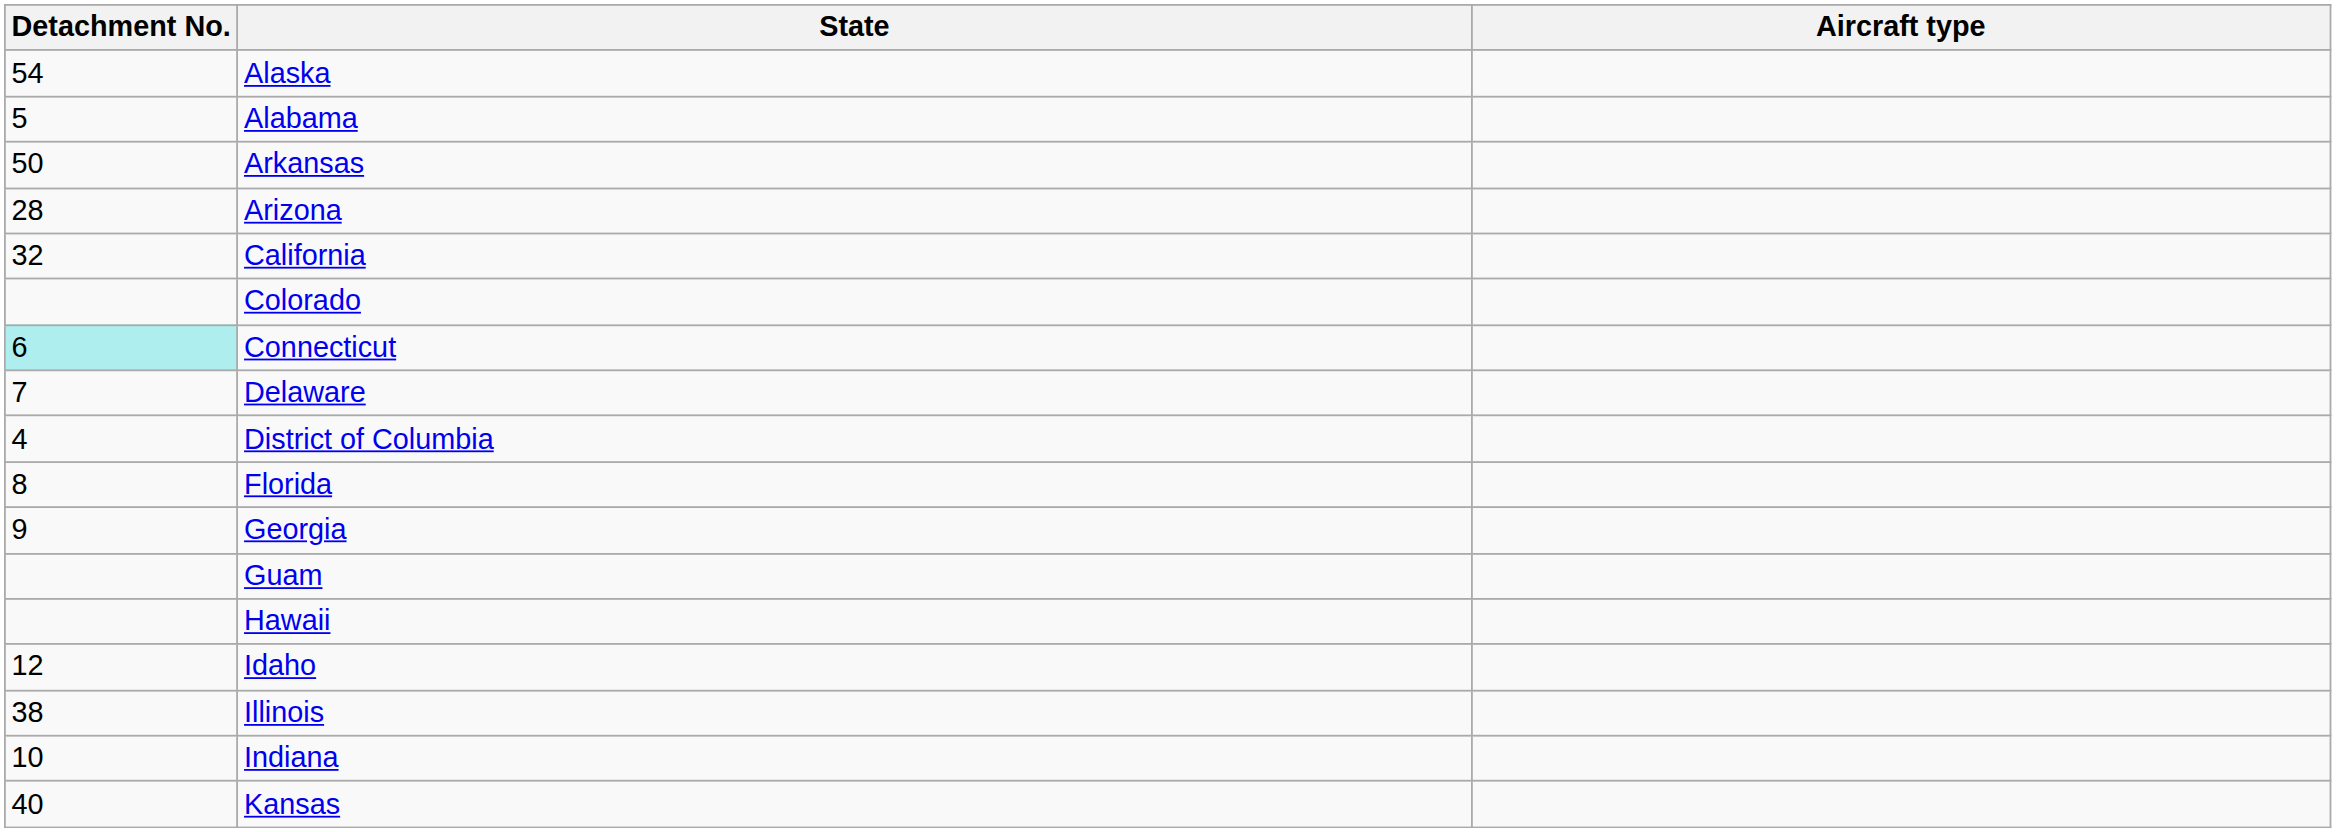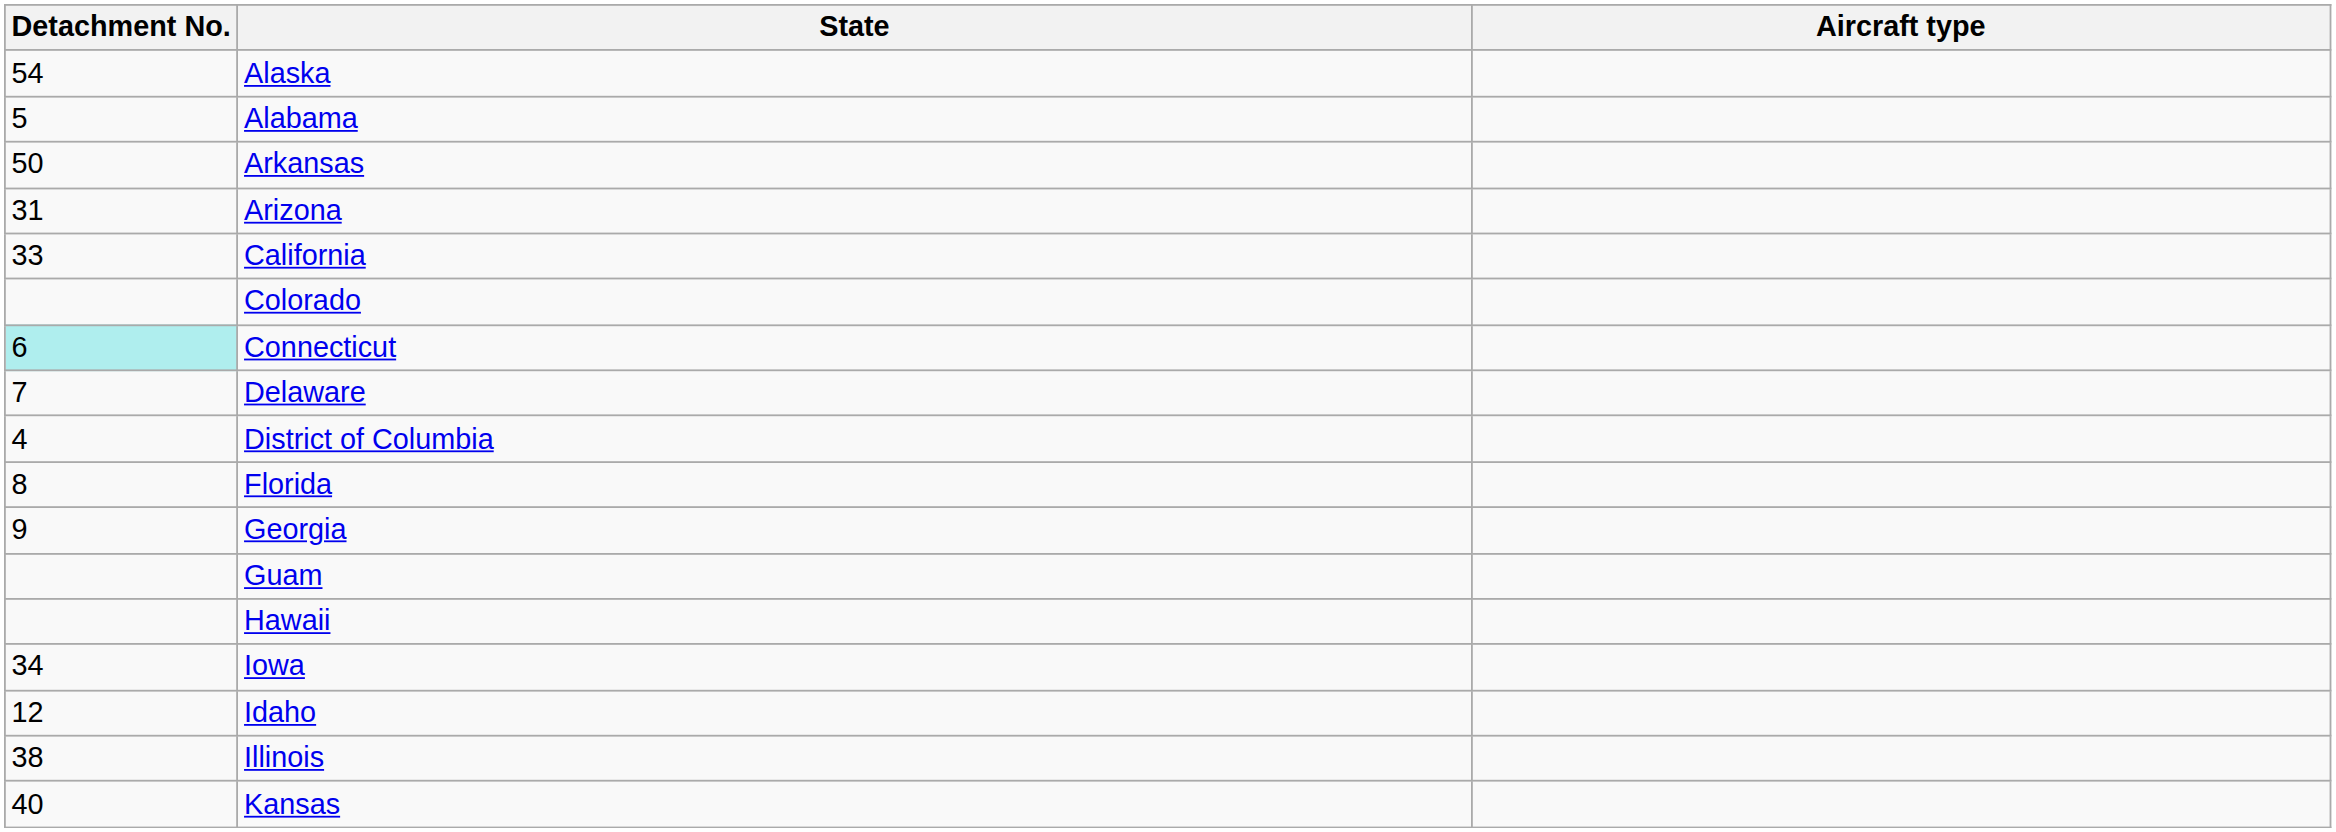(28, 210) 28 -> (28, 210) 31
(28, 255) 32 -> (28, 255) 33
+ row: (274, 666)
- row: (291, 758)
